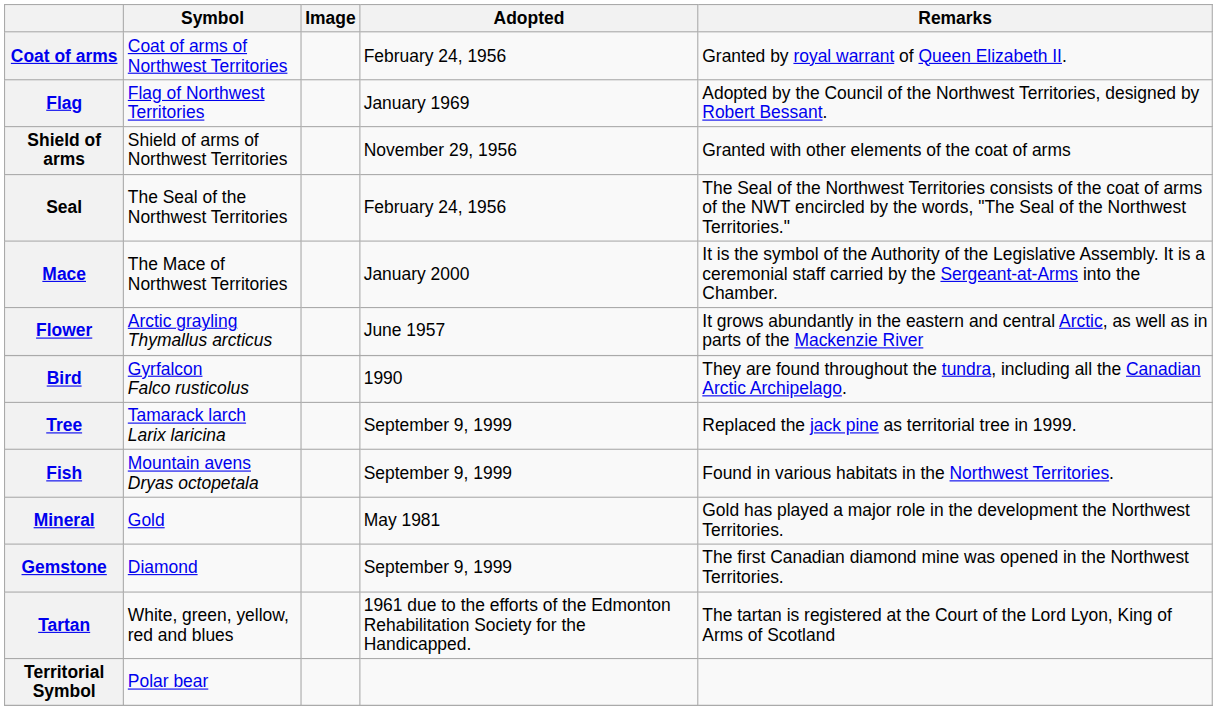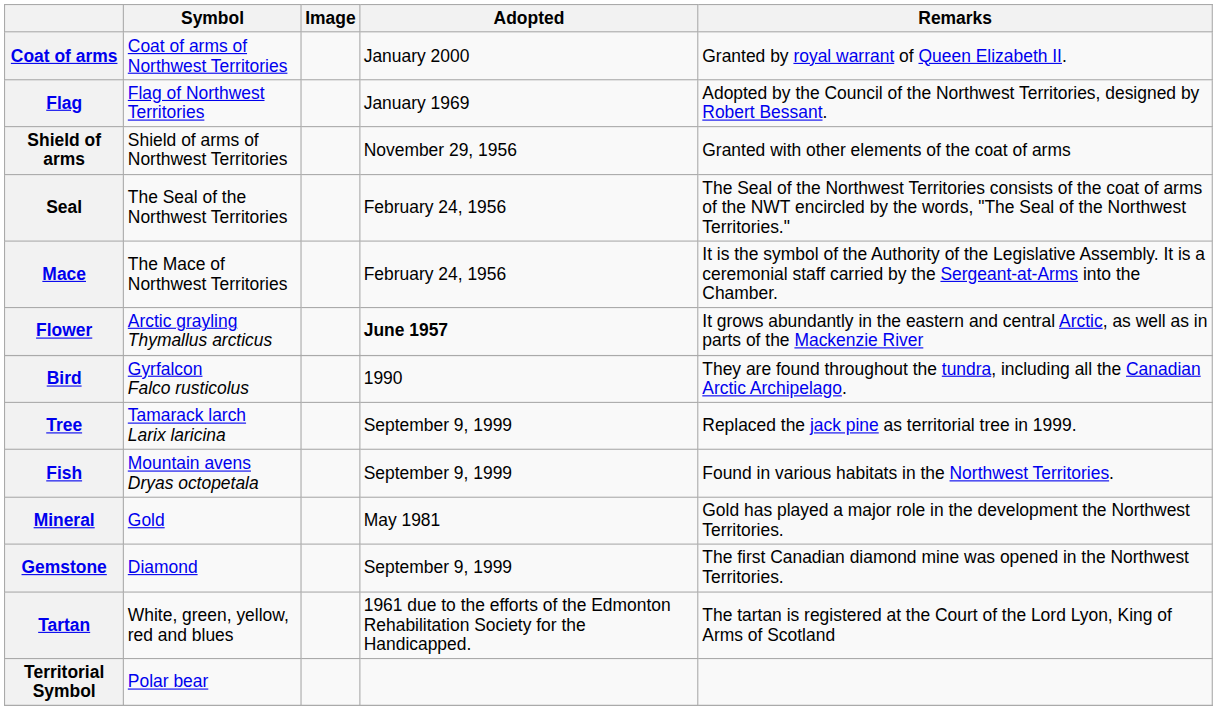(435, 55) February 24, 1956 -> (417, 55) January 2000
(417, 274) January 2000 -> (435, 274) February 24, 1956
(404, 331) normal -> (406, 331) bold
